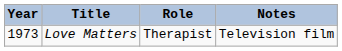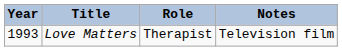(23, 36) 1973 -> (23, 36) 1993
